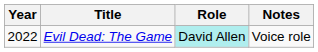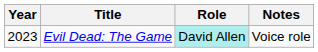(22, 36) 2022 -> (22, 36) 2023
